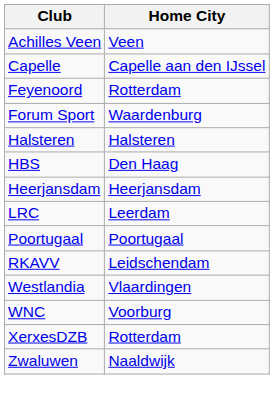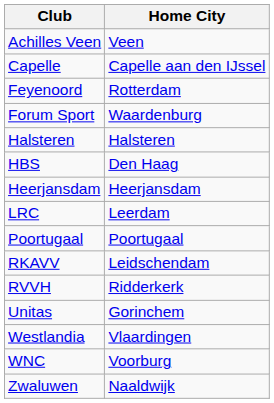+ row: (29, 287)
+ row: (30, 312)
- row: (48, 336)
